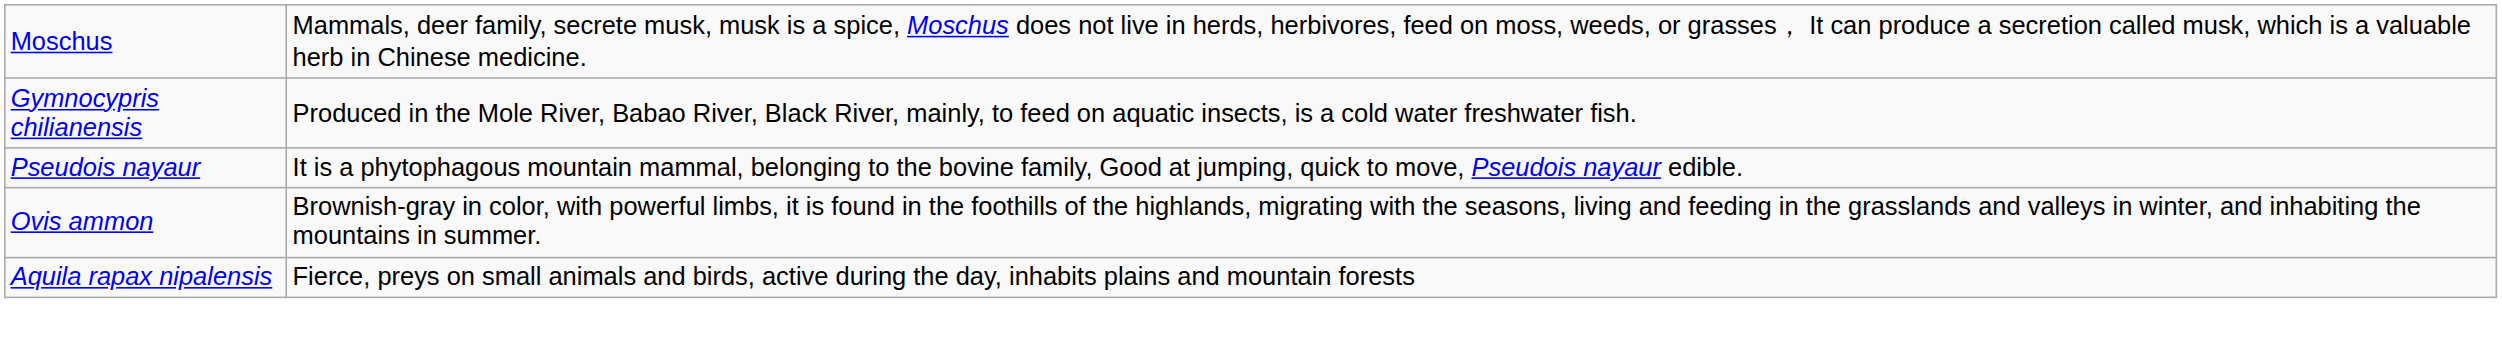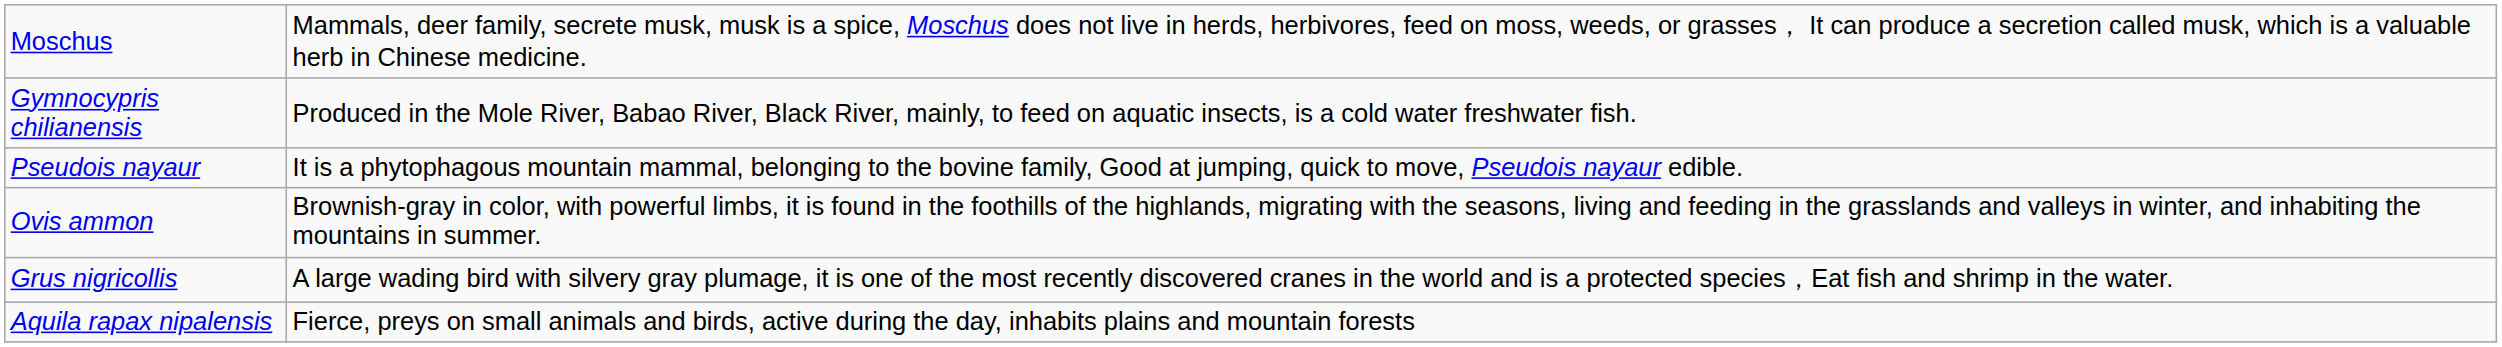+ row: (94, 279)
